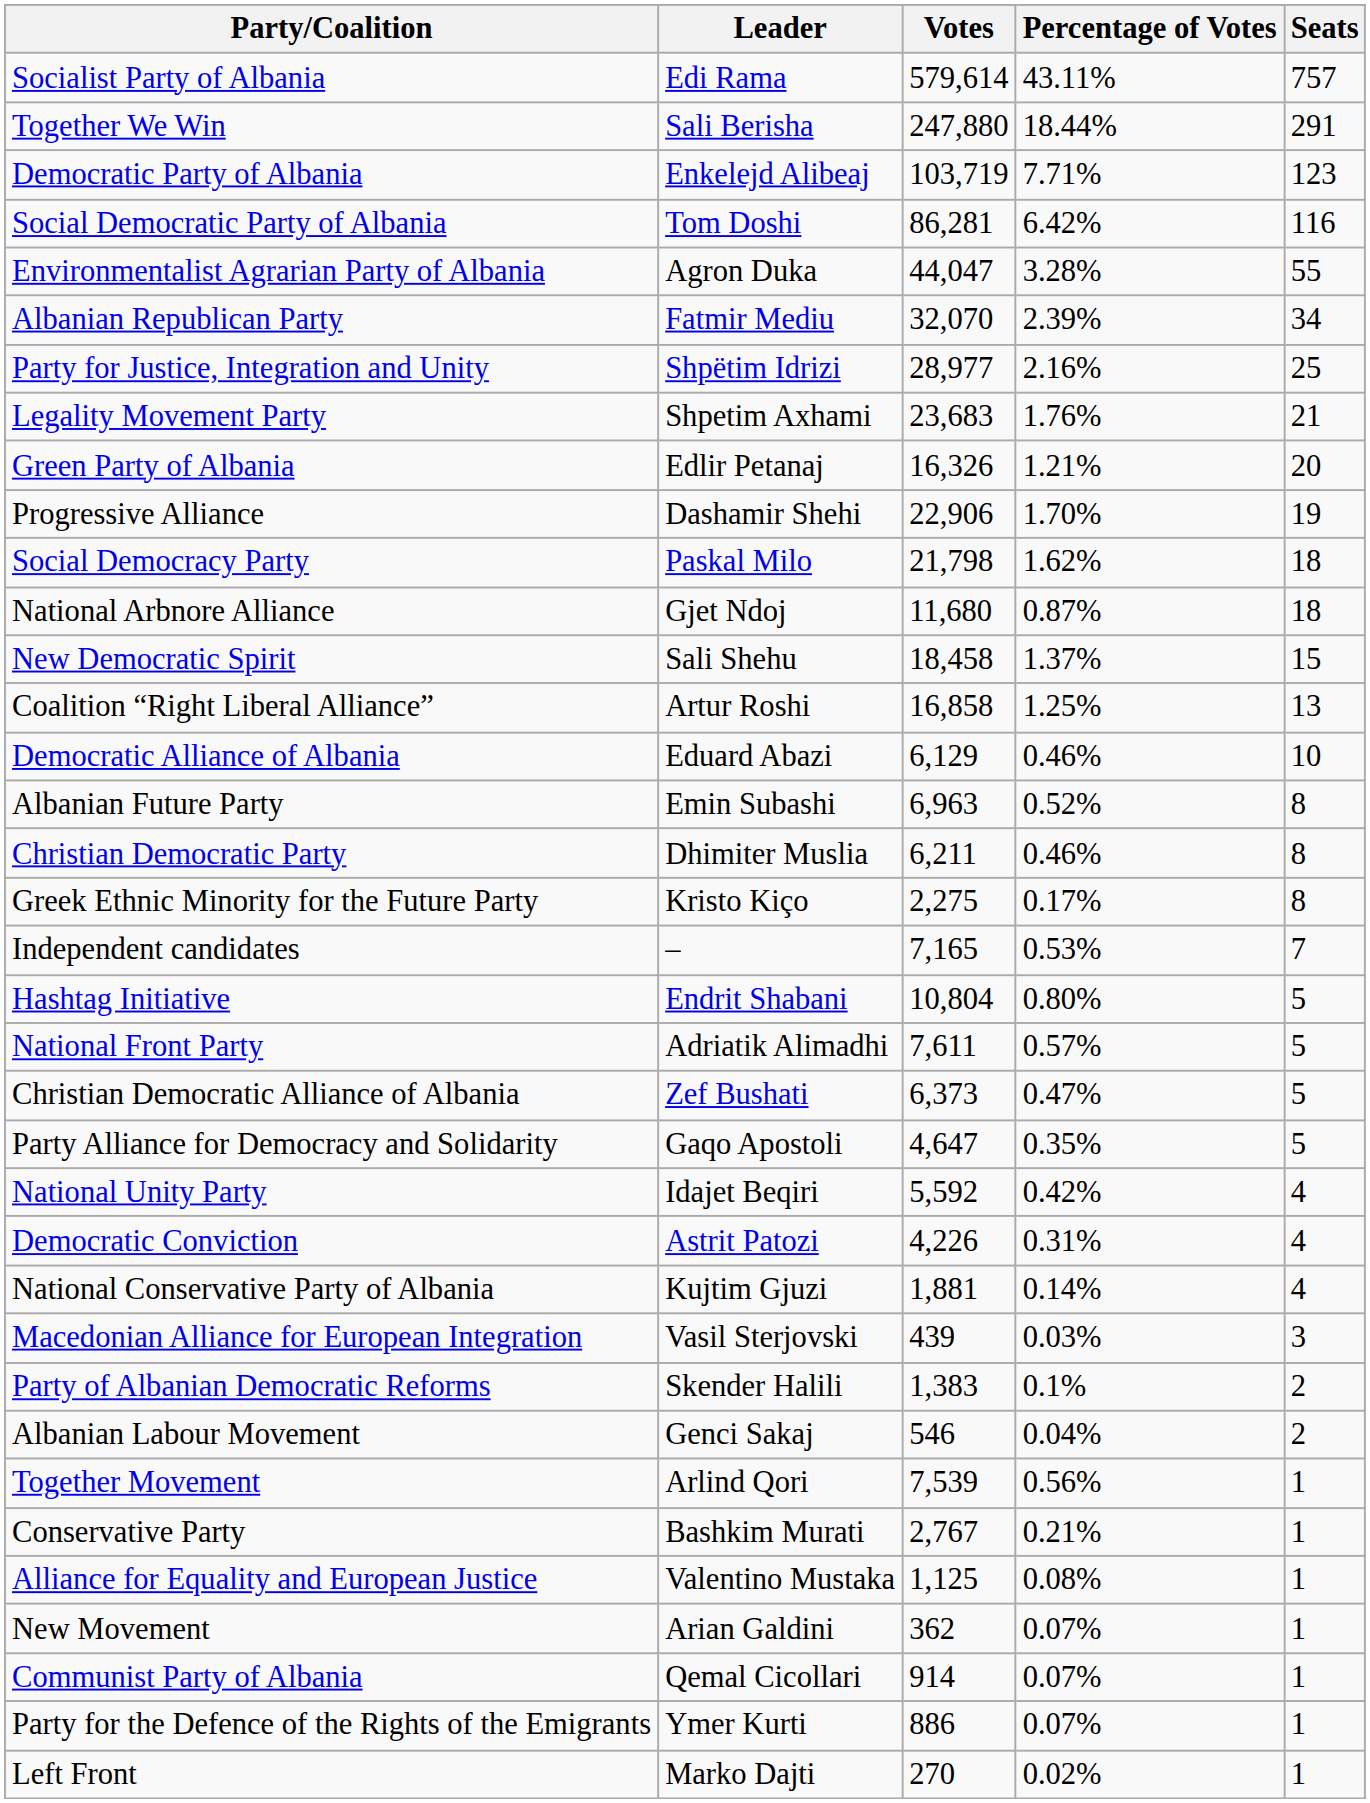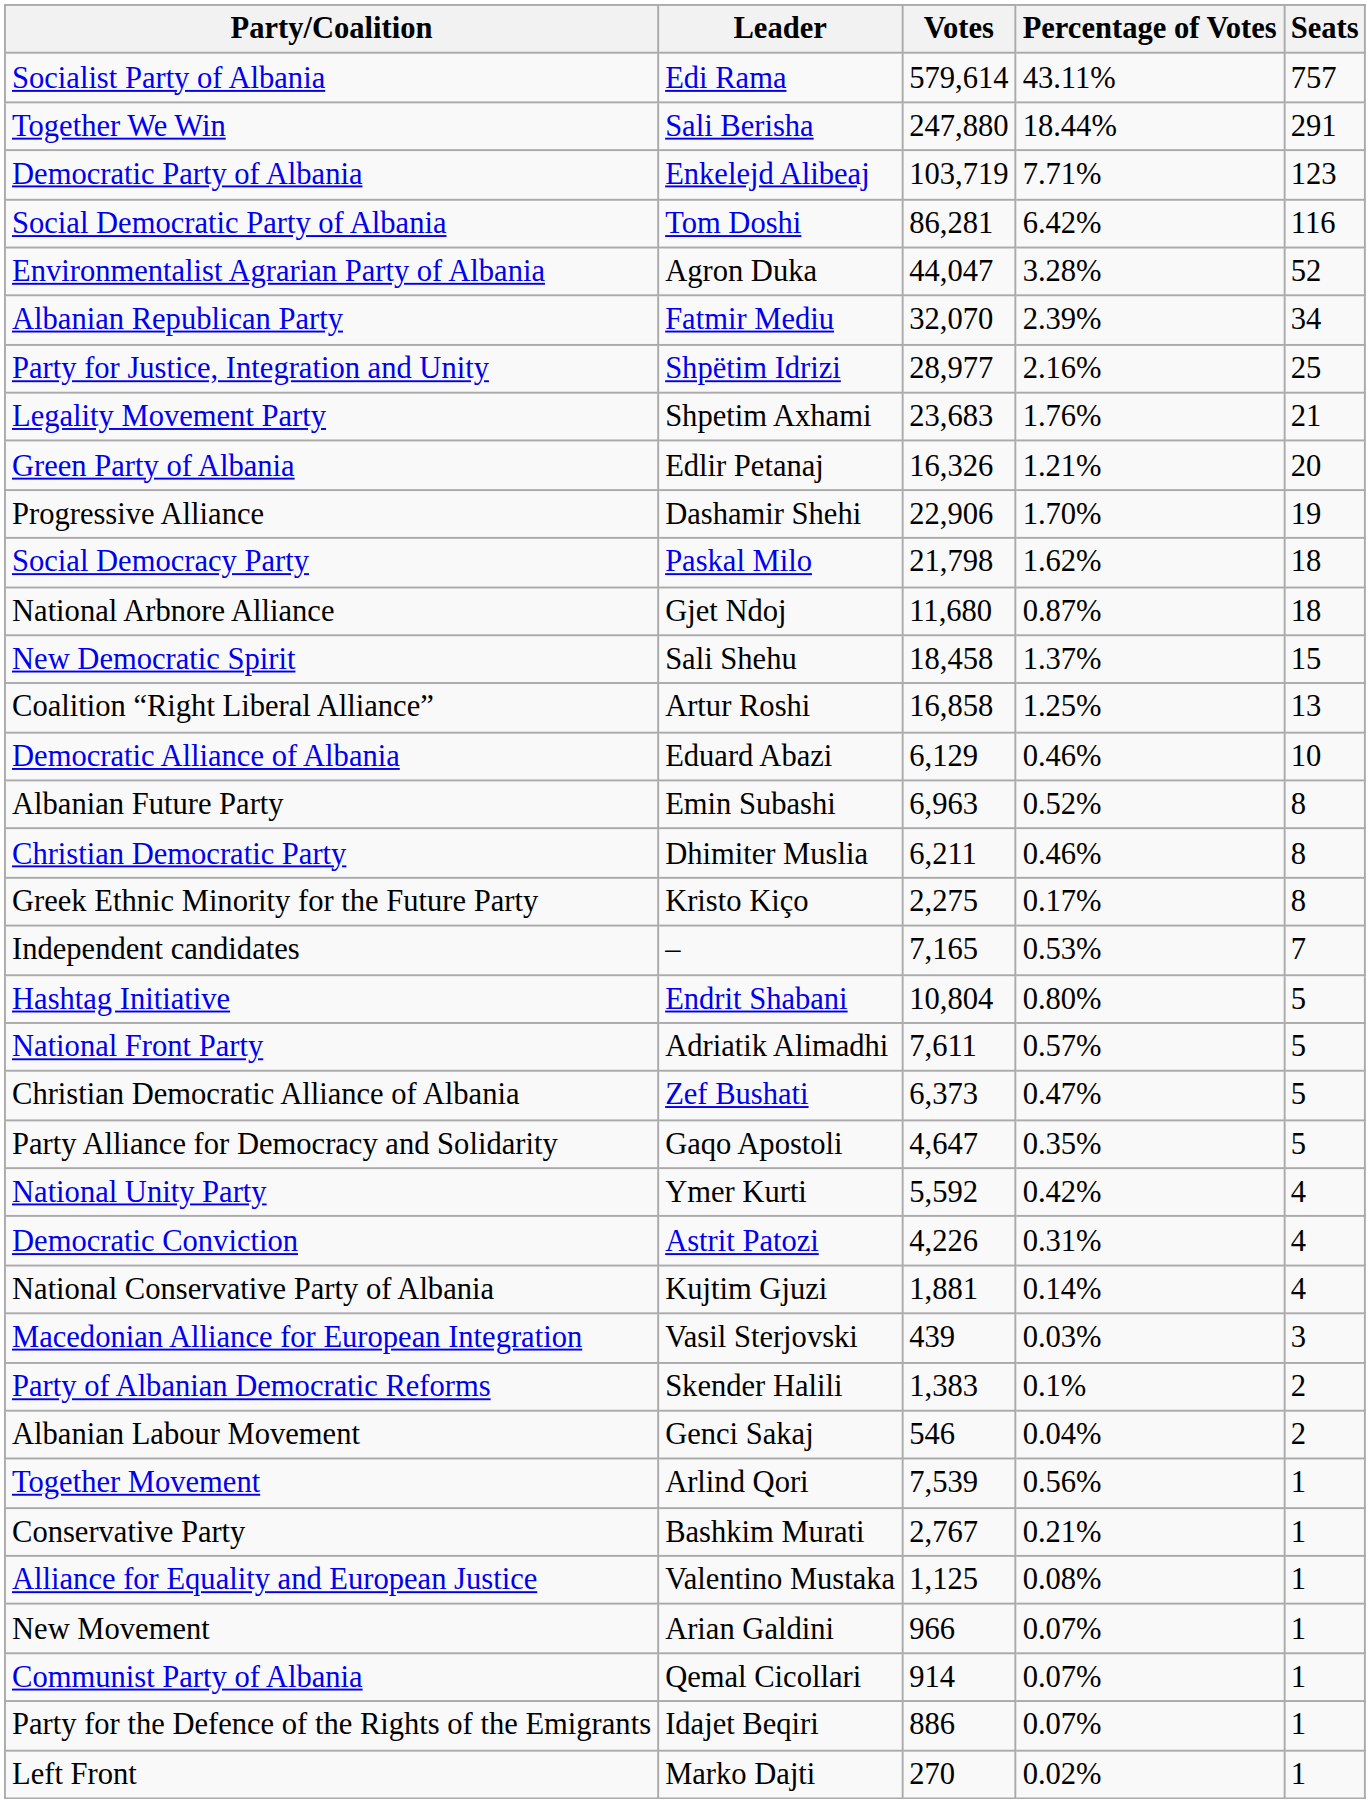(1306, 271) 55 -> (1306, 271) 52
(742, 1191) Idajet Beqiri -> (736, 1191) Ymer Kurti
(932, 1628) 362 -> (932, 1628) 966
(736, 1725) Ymer Kurti -> (742, 1725) Idajet Beqiri
